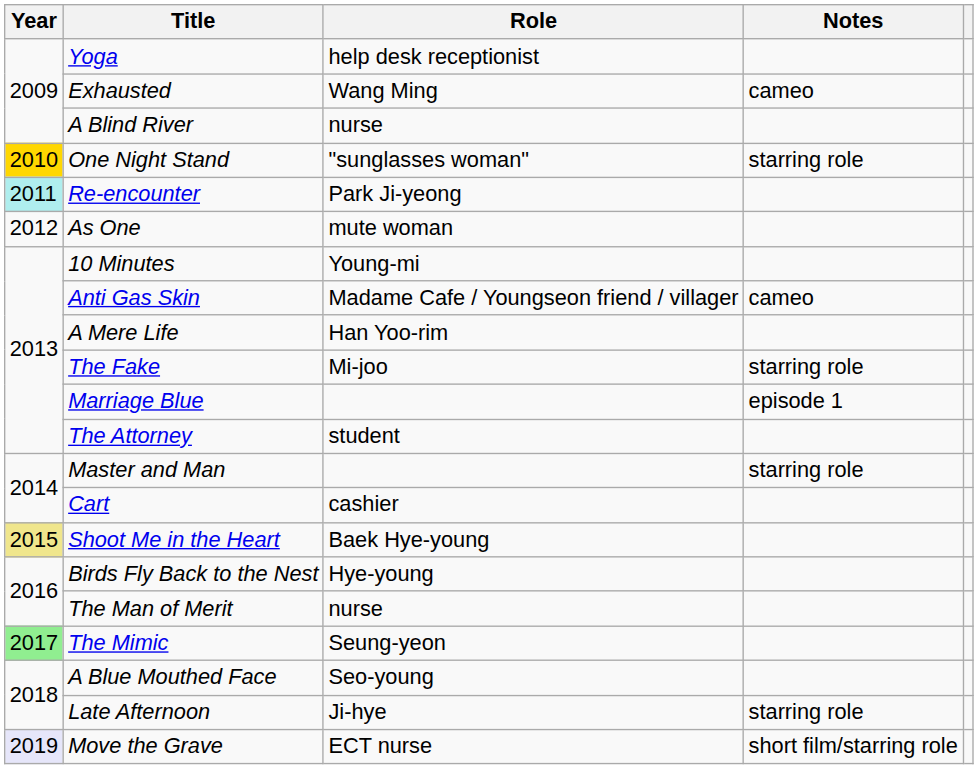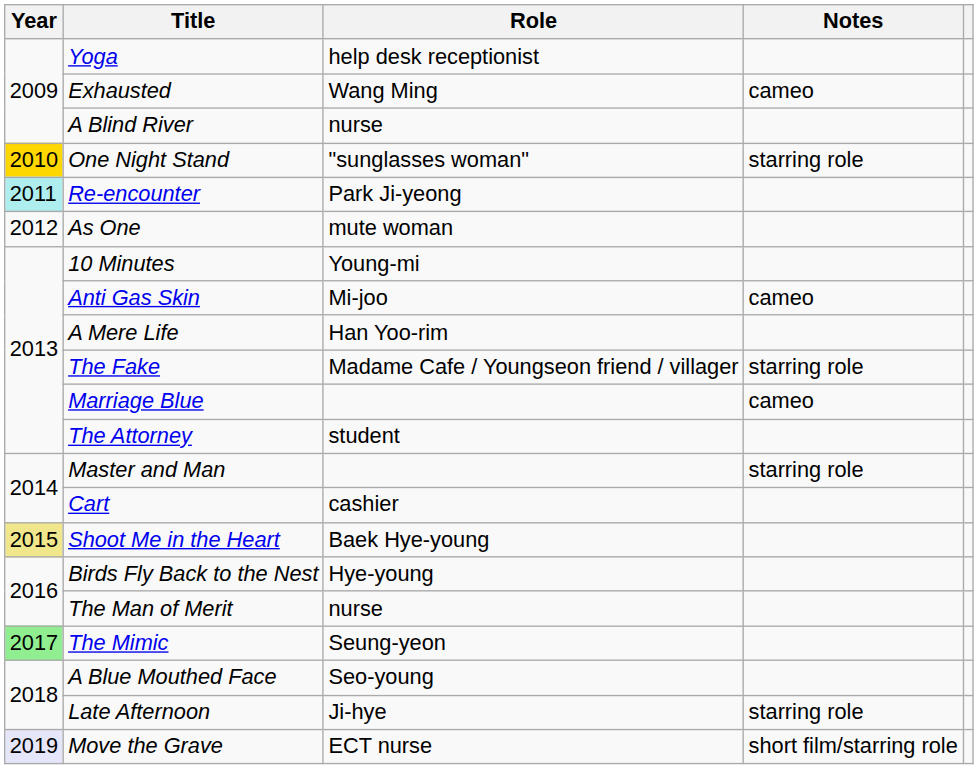(534, 297) Madame Cafe / Youngseon friend / villager -> (358, 297) Mi-joo
(358, 366) Mi-joo -> (534, 366) Madame Cafe / Youngseon friend / villager
(796, 401) episode 1 -> (781, 401) cameo
